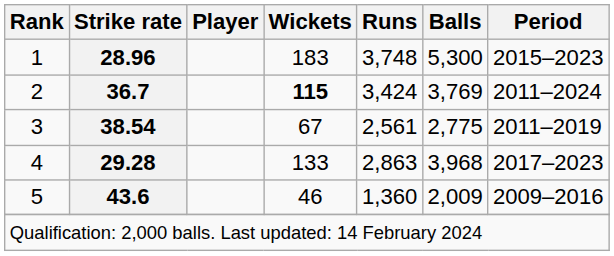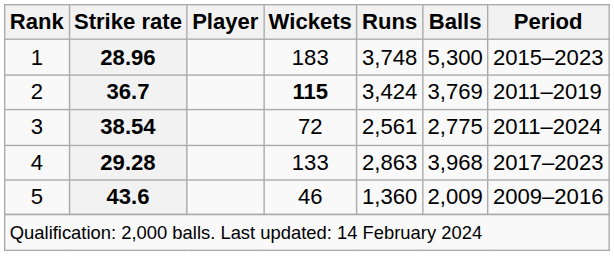(547, 92) 2011–2024 -> (547, 92) 2011–2019
(310, 127) 67 -> (310, 127) 72
(547, 127) 2011–2019 -> (547, 127) 2011–2024
